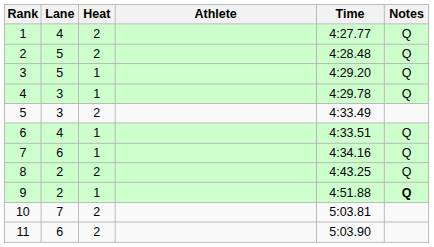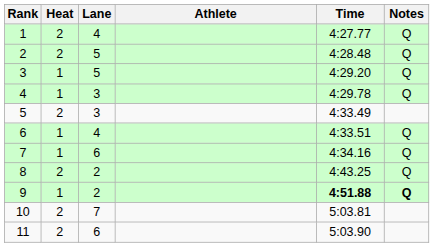columns swapped: (97, 14) <-> (60, 14)
(350, 192) normal -> (350, 192) bold
